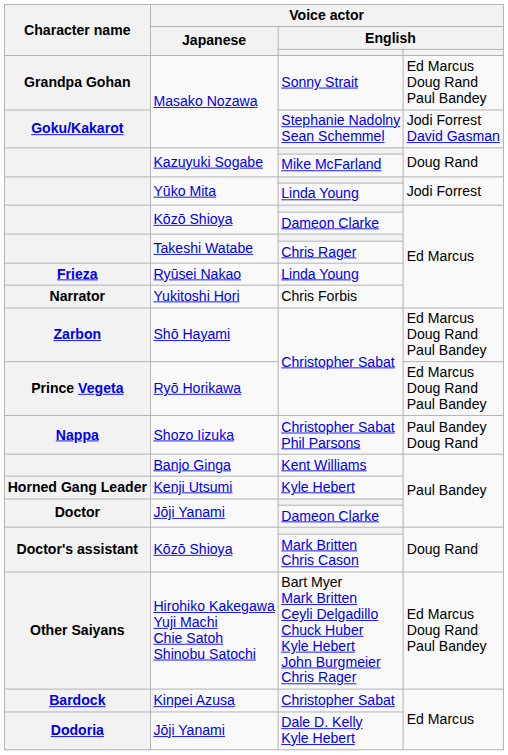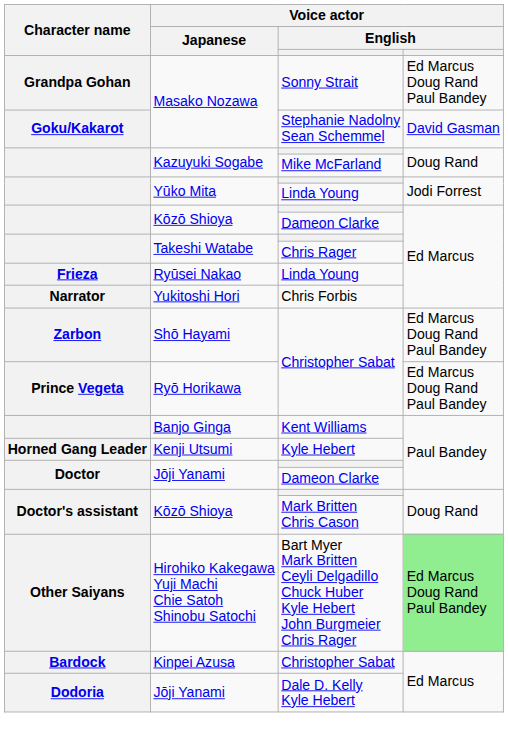(453, 128) Jodi Forrest David Gasman -> (453, 128) David Gasman
- row: (194, 434)
(447, 630) no background -> (447, 592) lightgreen background
